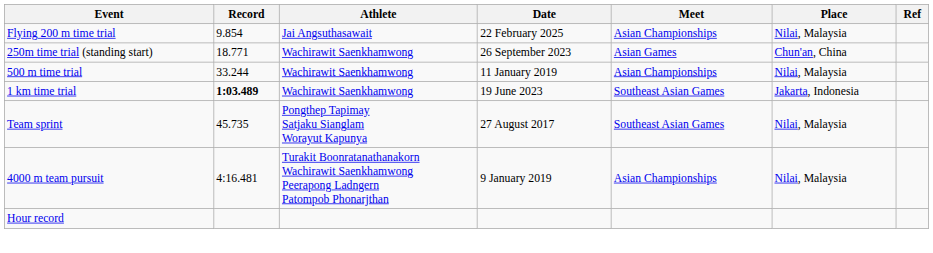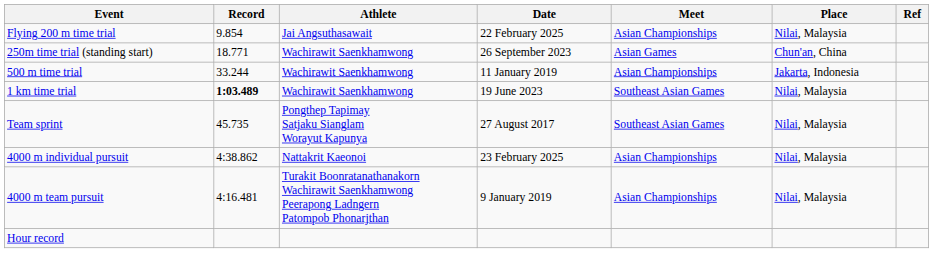(811, 72) Nilai, Malaysia -> (817, 72) Jakarta, Indonesia
(817, 91) Jakarta, Indonesia -> (811, 91) Nilai, Malaysia
+ row: (68, 157)
